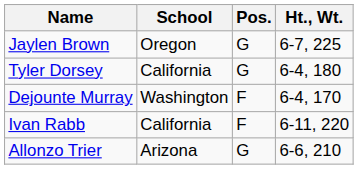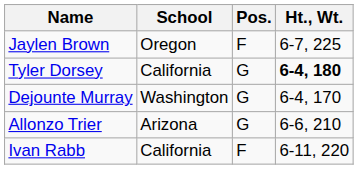(243, 44) G -> (241, 44) F
(310, 71) normal -> (310, 71) bold
(241, 97) F -> (243, 97) G
rows swapped: (47, 124) <-> (55, 151)
